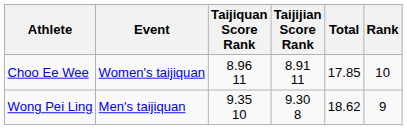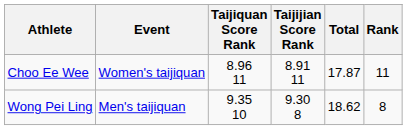(344, 72) 17.85 -> (344, 72) 17.87
(383, 72) 10 -> (383, 72) 11
(383, 108) 9 -> (383, 108) 8
